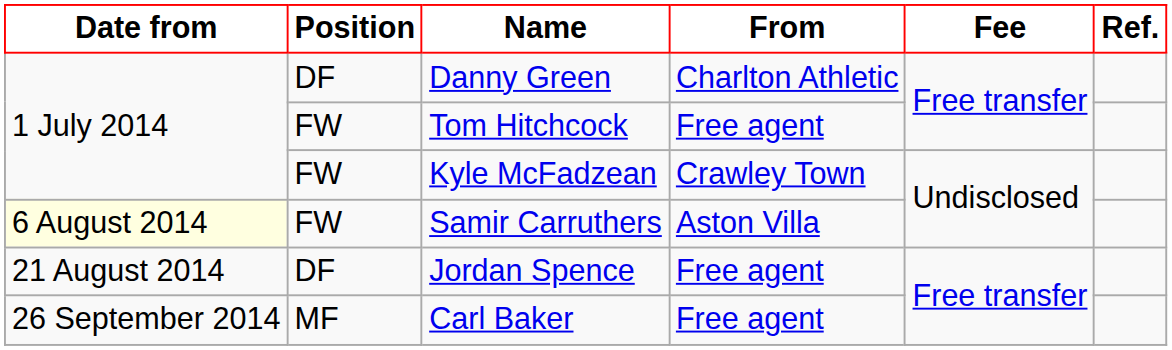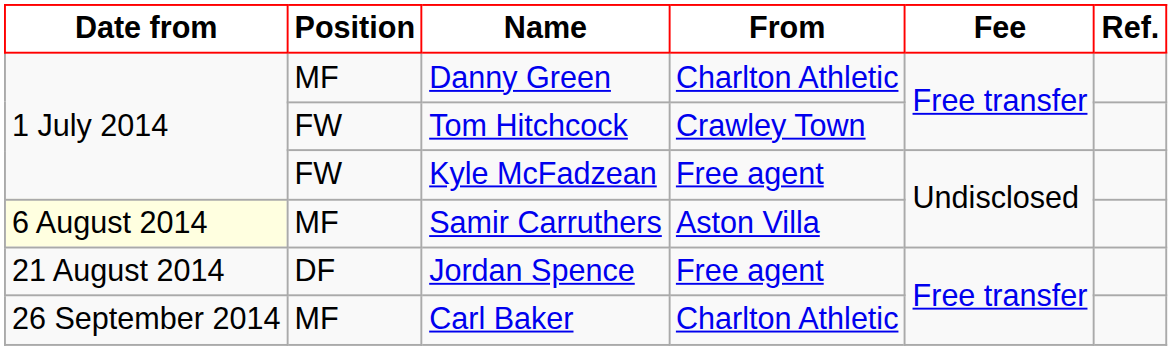(315, 77) DF -> (317, 77) MF
(750, 125) Free agent -> (771, 125) Crawley Town
(771, 174) Crawley Town -> (750, 174) Free agent
(318, 222) FW -> (317, 222) MF
(750, 319) Free agent -> (787, 319) Charlton Athletic
